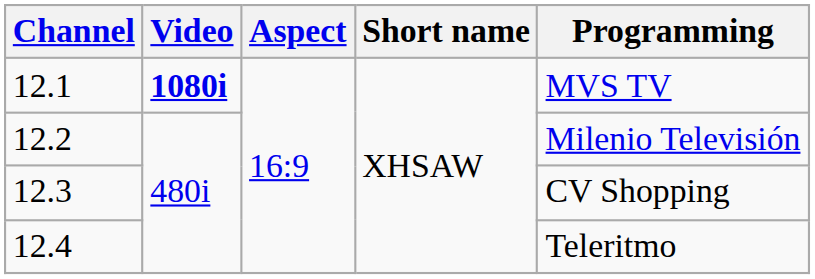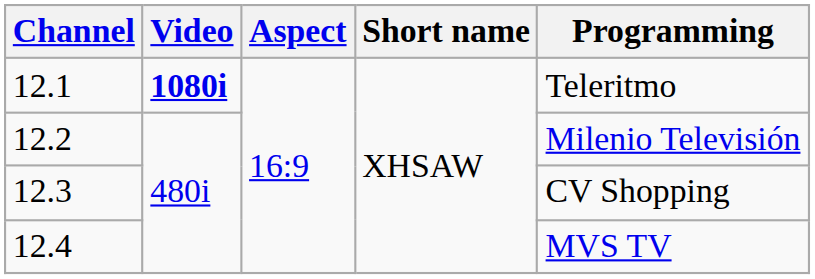(609, 84) MVS TV -> (611, 84) Teleritmo
(611, 245) Teleritmo -> (609, 245) MVS TV
